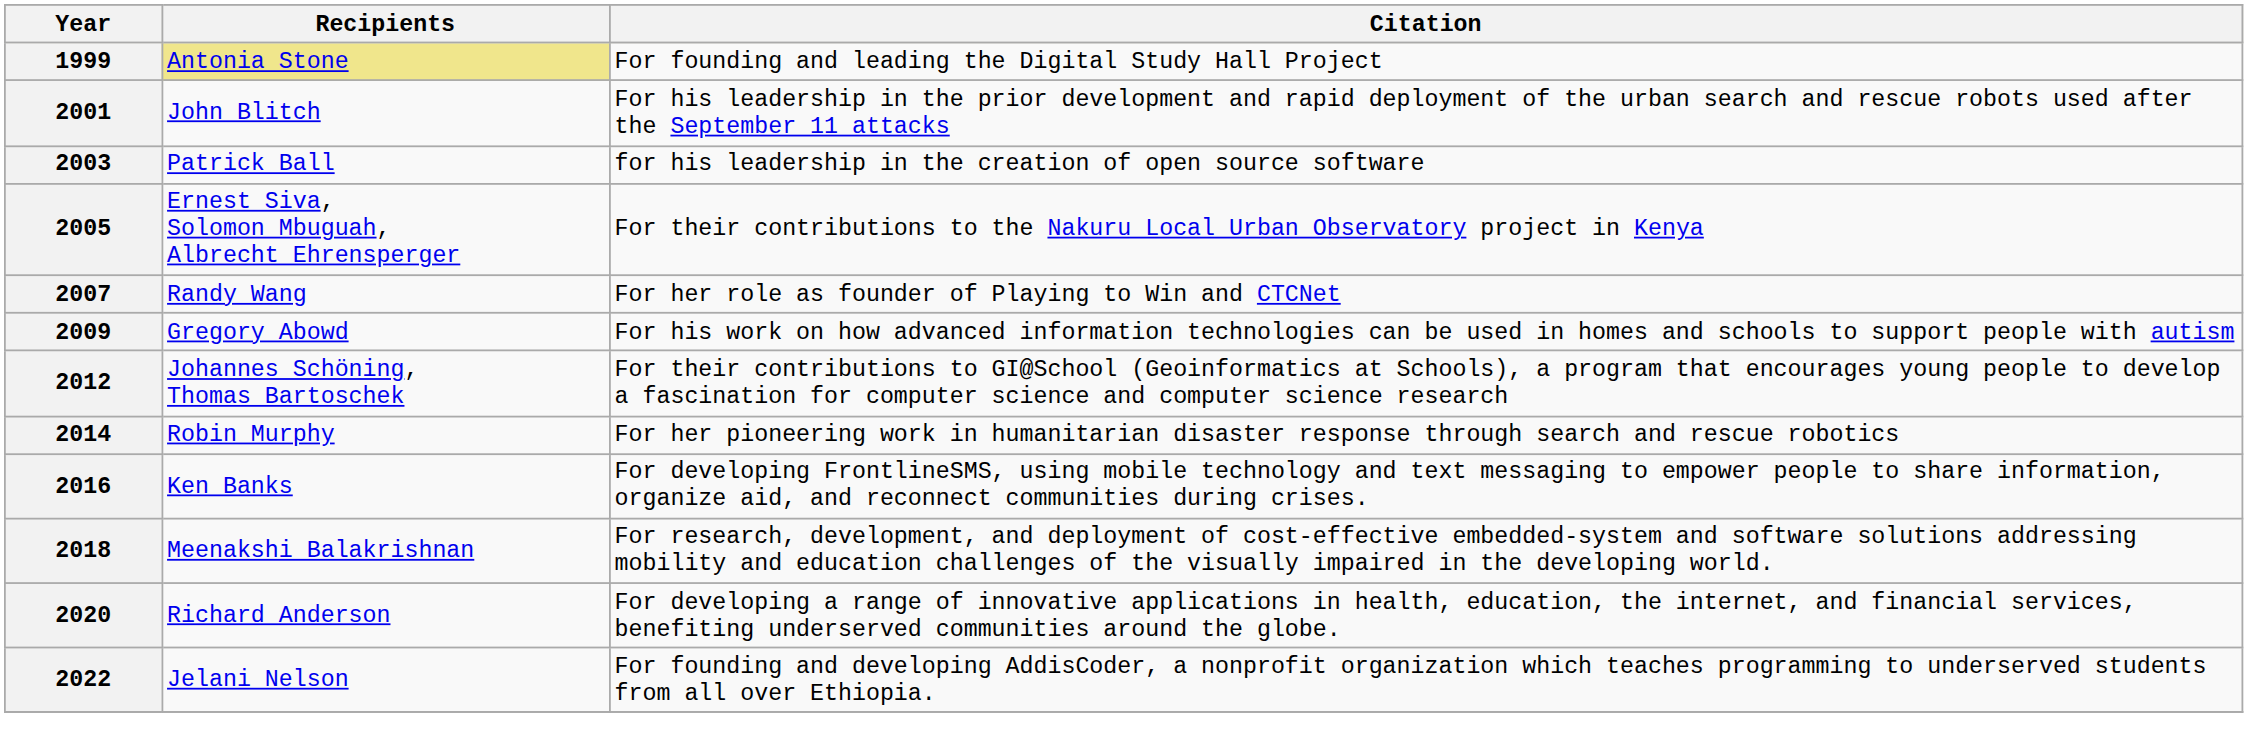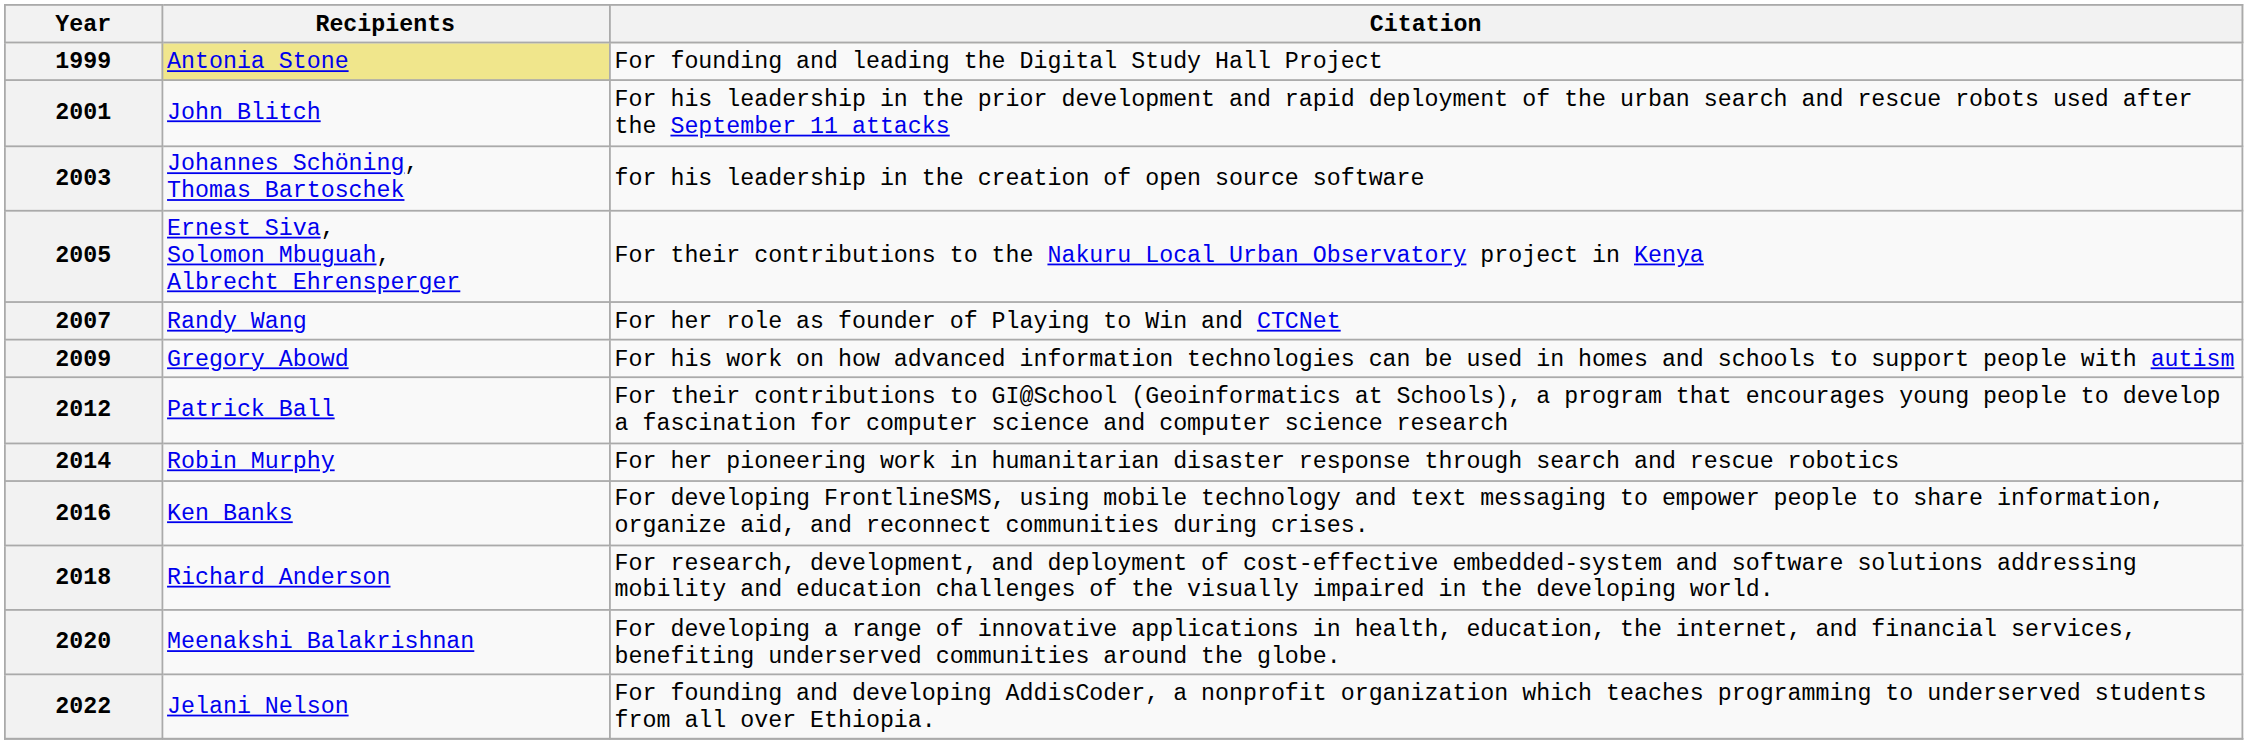(251, 164) Patrick Ball -> (293, 178) Johannes Schöning, Thomas Bartoschek
(293, 383) Johannes Schöning, Thomas Bartoschek -> (251, 410) Patrick Ball
(321, 551) Meenakshi Balakrishnan -> (279, 578) Richard Anderson
(279, 616) Richard Anderson -> (321, 642) Meenakshi Balakrishnan
